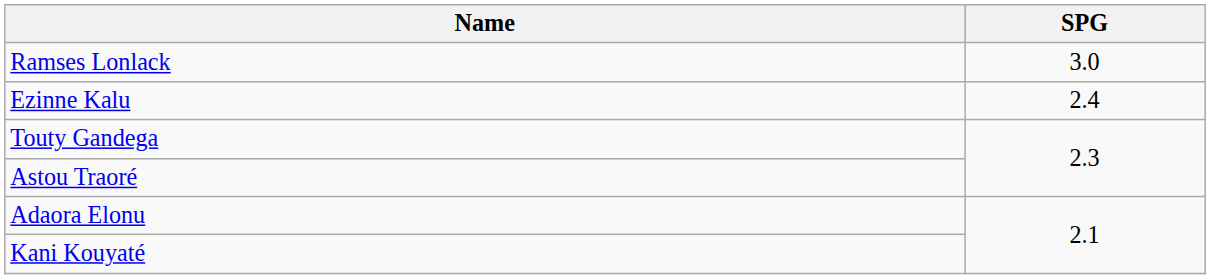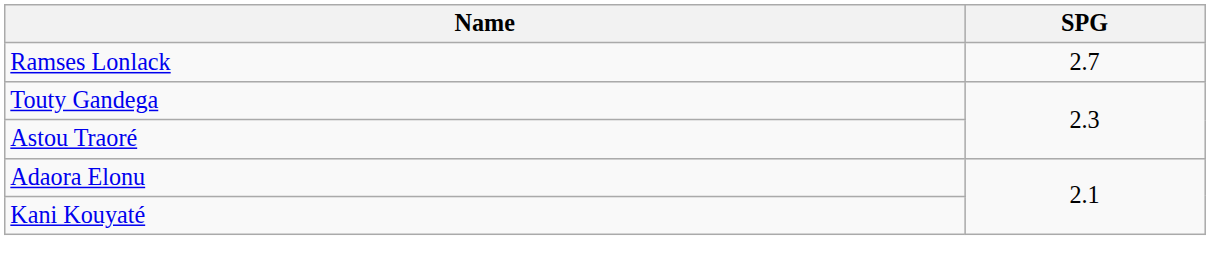(1085, 61) 3.0 -> (1085, 61) 2.7
- row: (70, 100)
